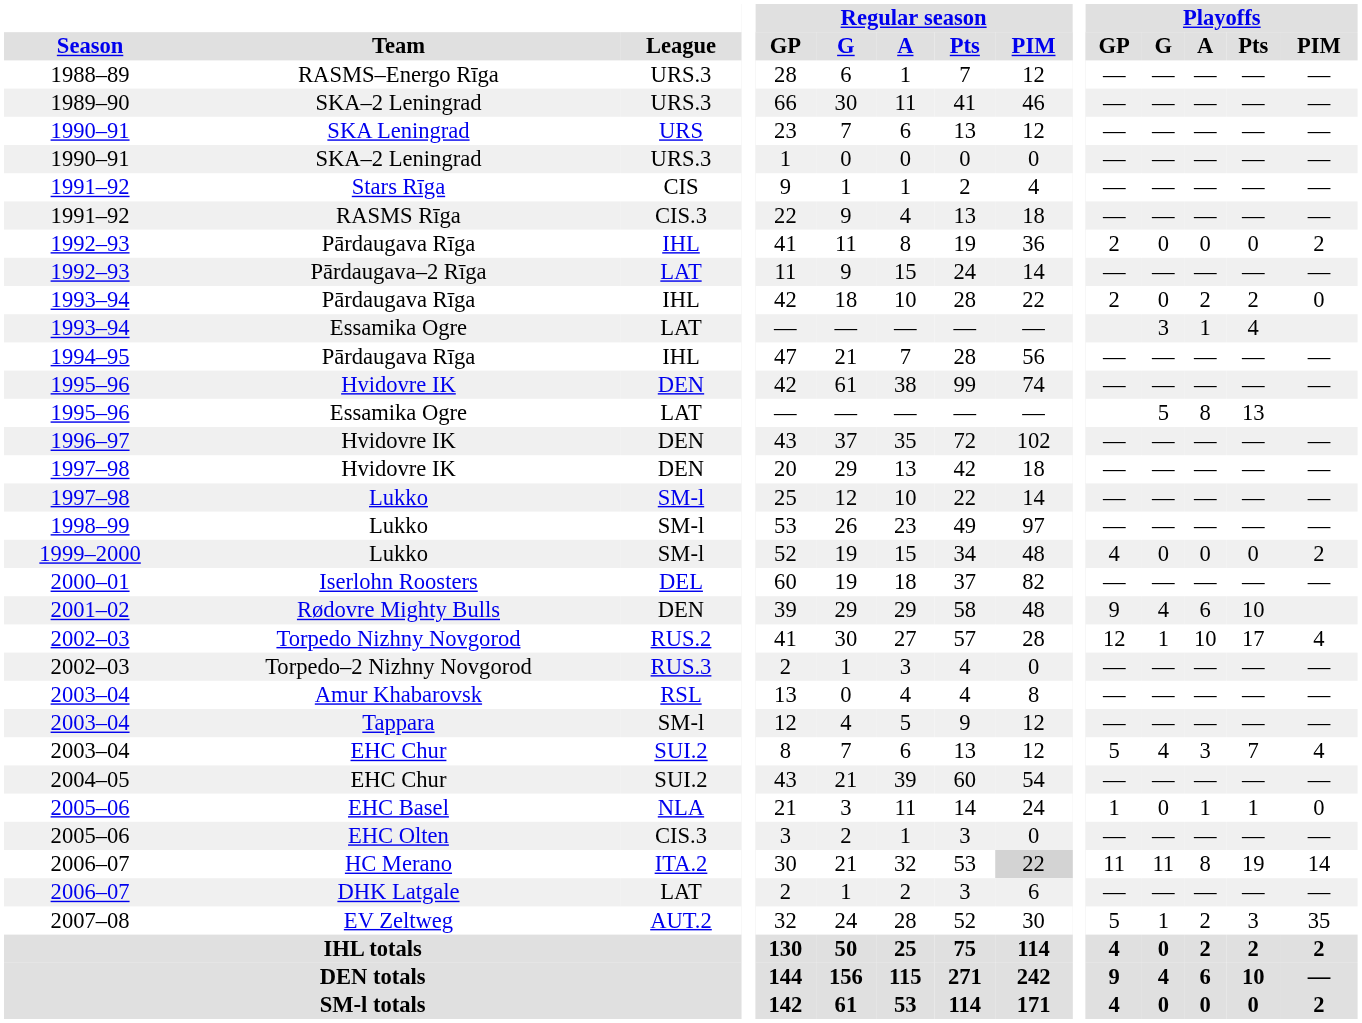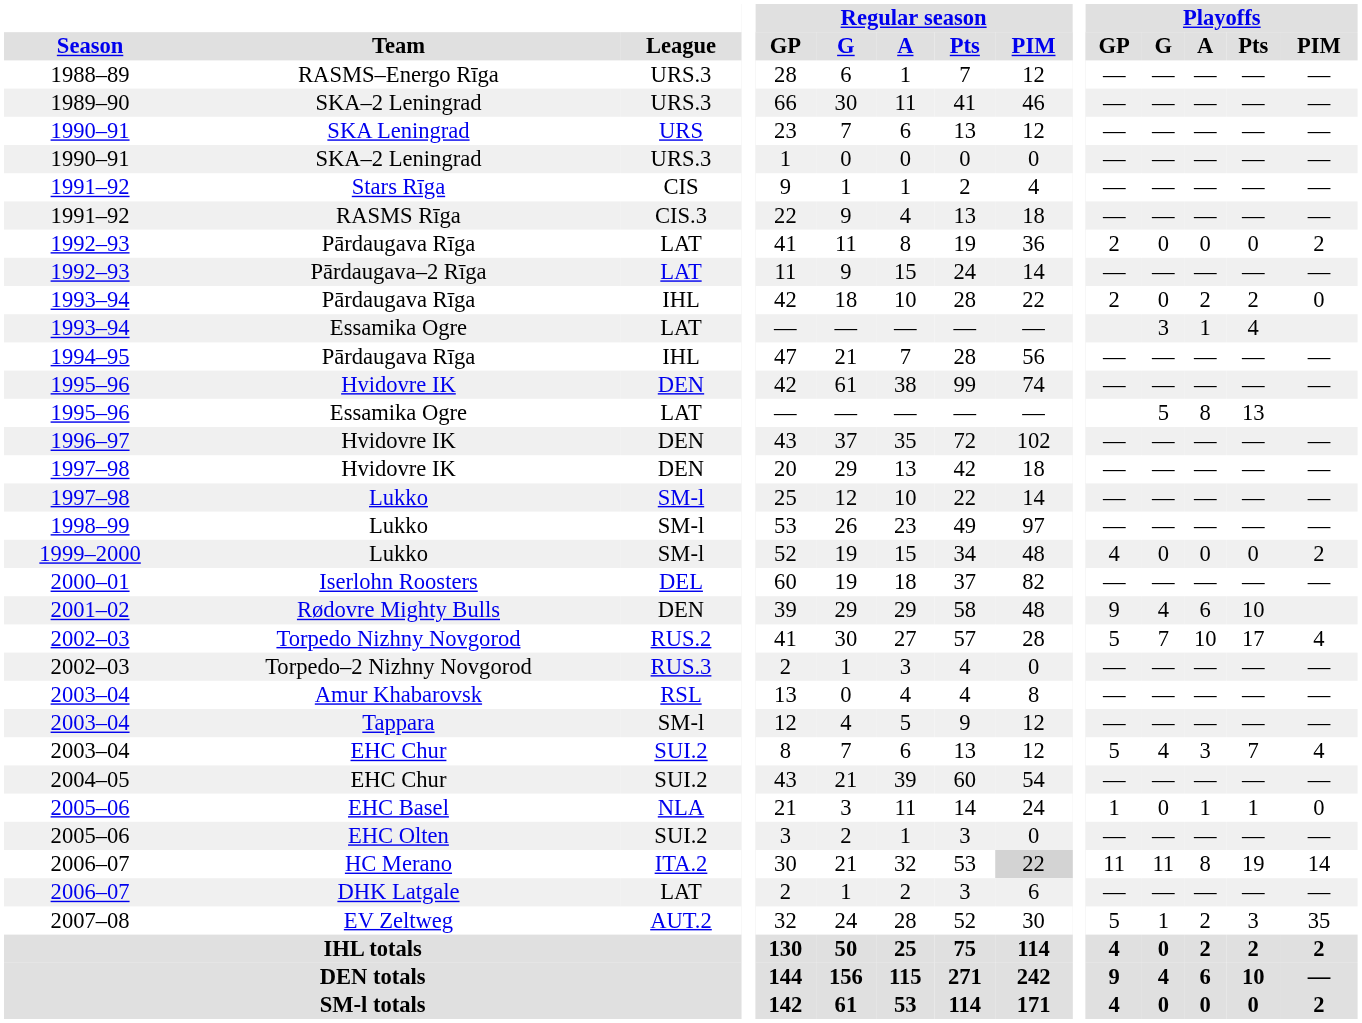(681, 243) IHL -> (681, 243) LAT
(1114, 638) 12 -> (1114, 638) 5
(1163, 638) 1 -> (1163, 638) 7
(681, 835) CIS.3 -> (681, 835) SUI.2
